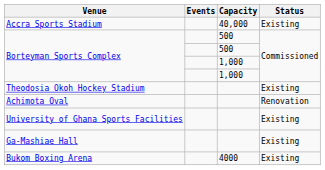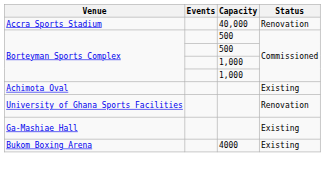(280, 24) Existing -> (285, 24) Renovation
- row: (75, 88)
(285, 101) Renovation -> (280, 88) Existing
(280, 119) Existing -> (285, 106) Renovation
